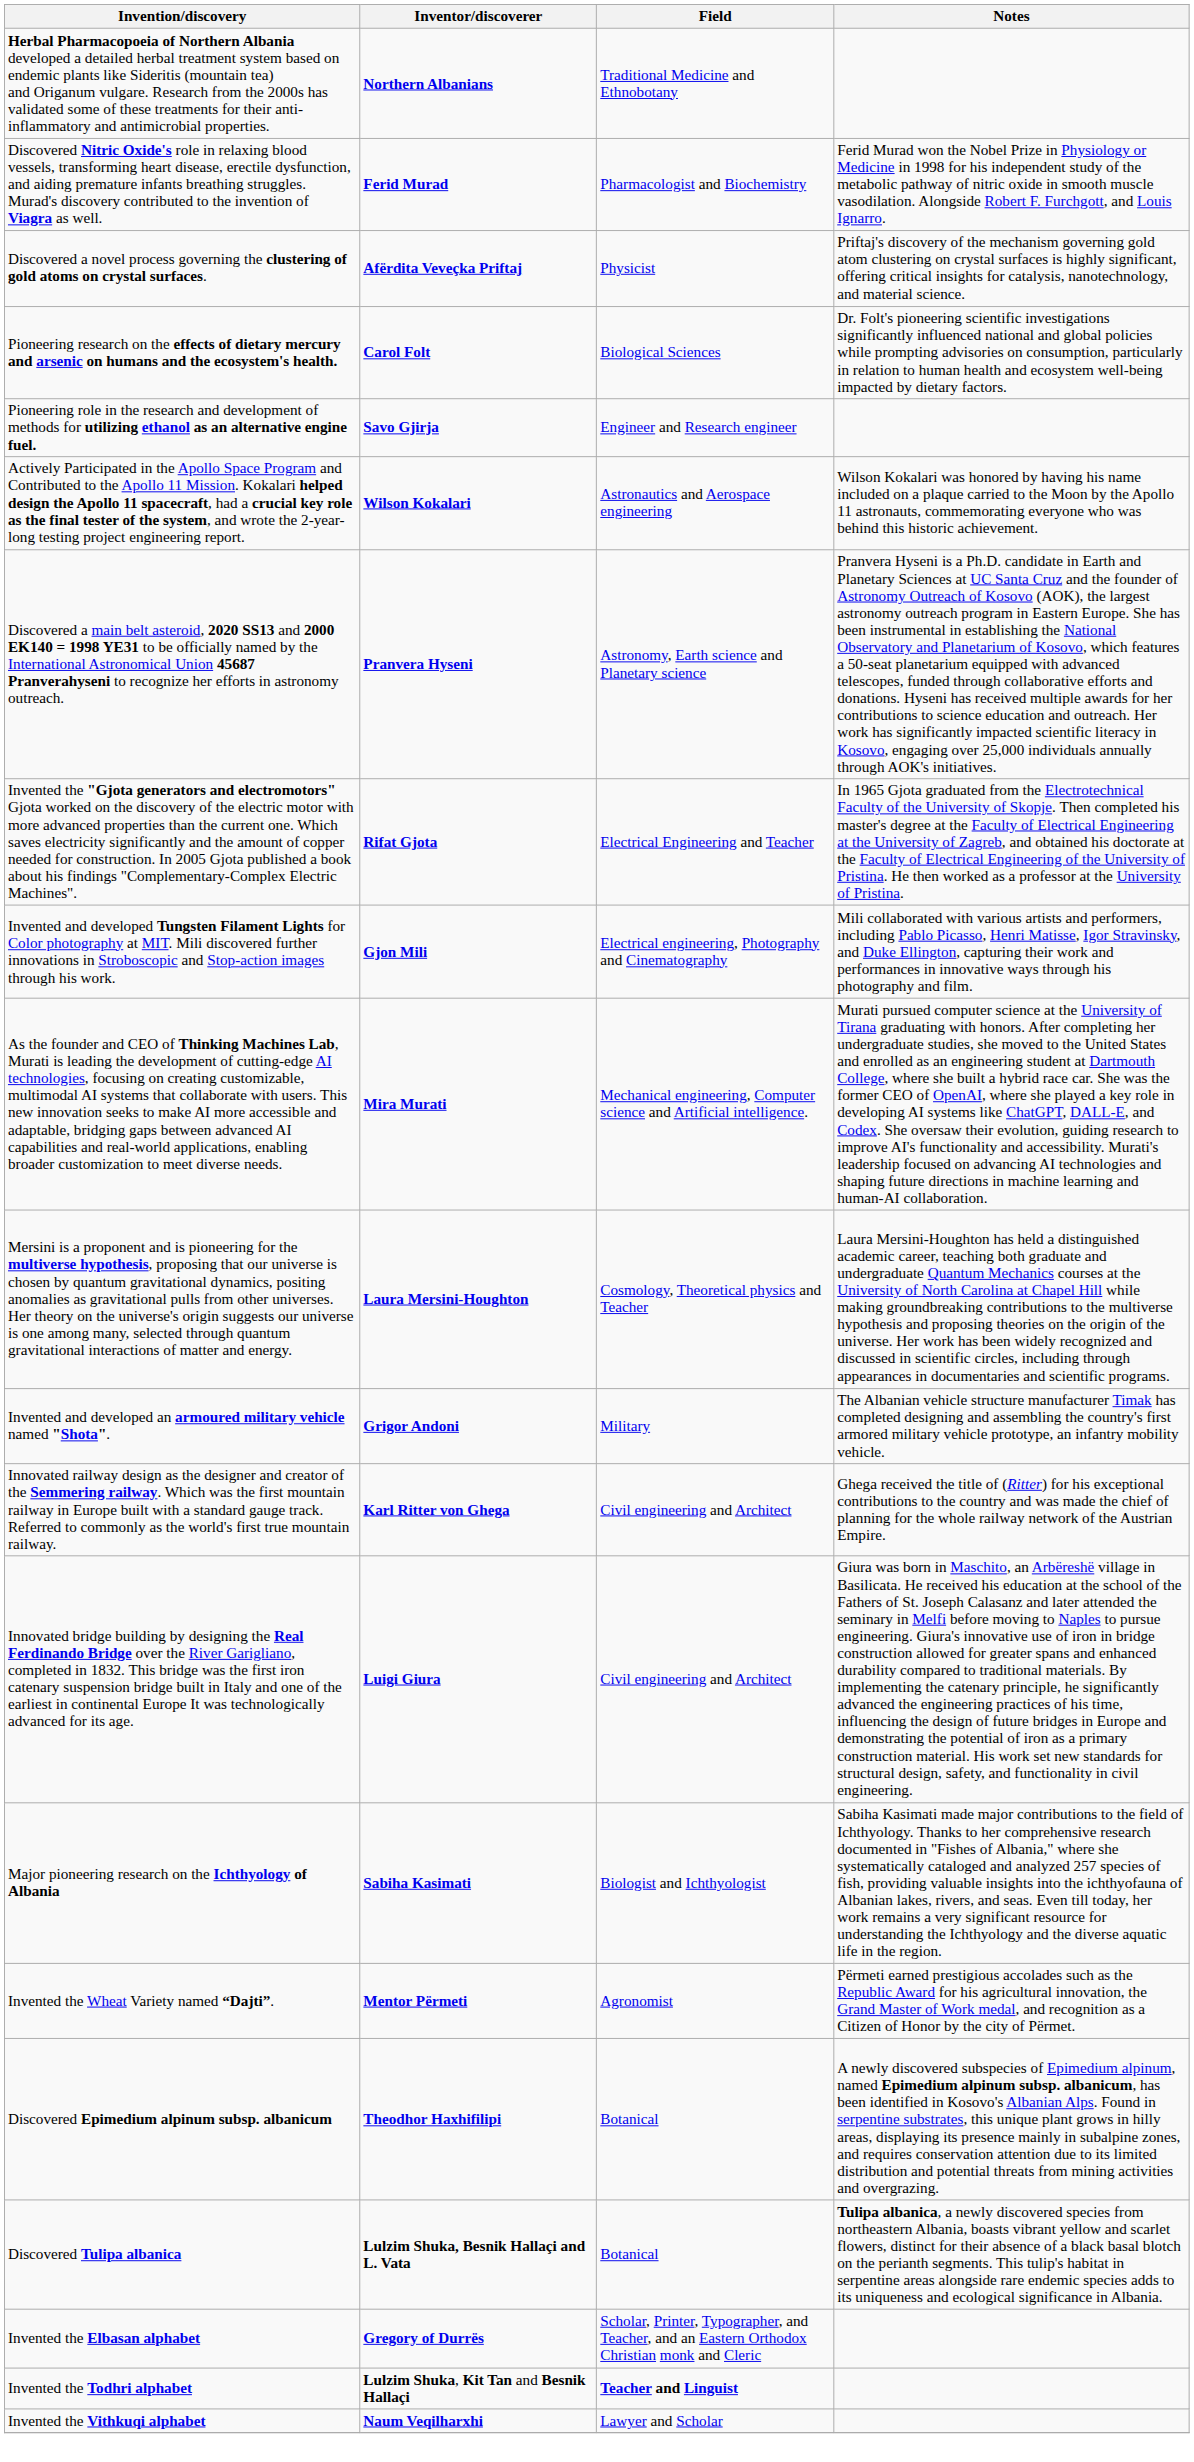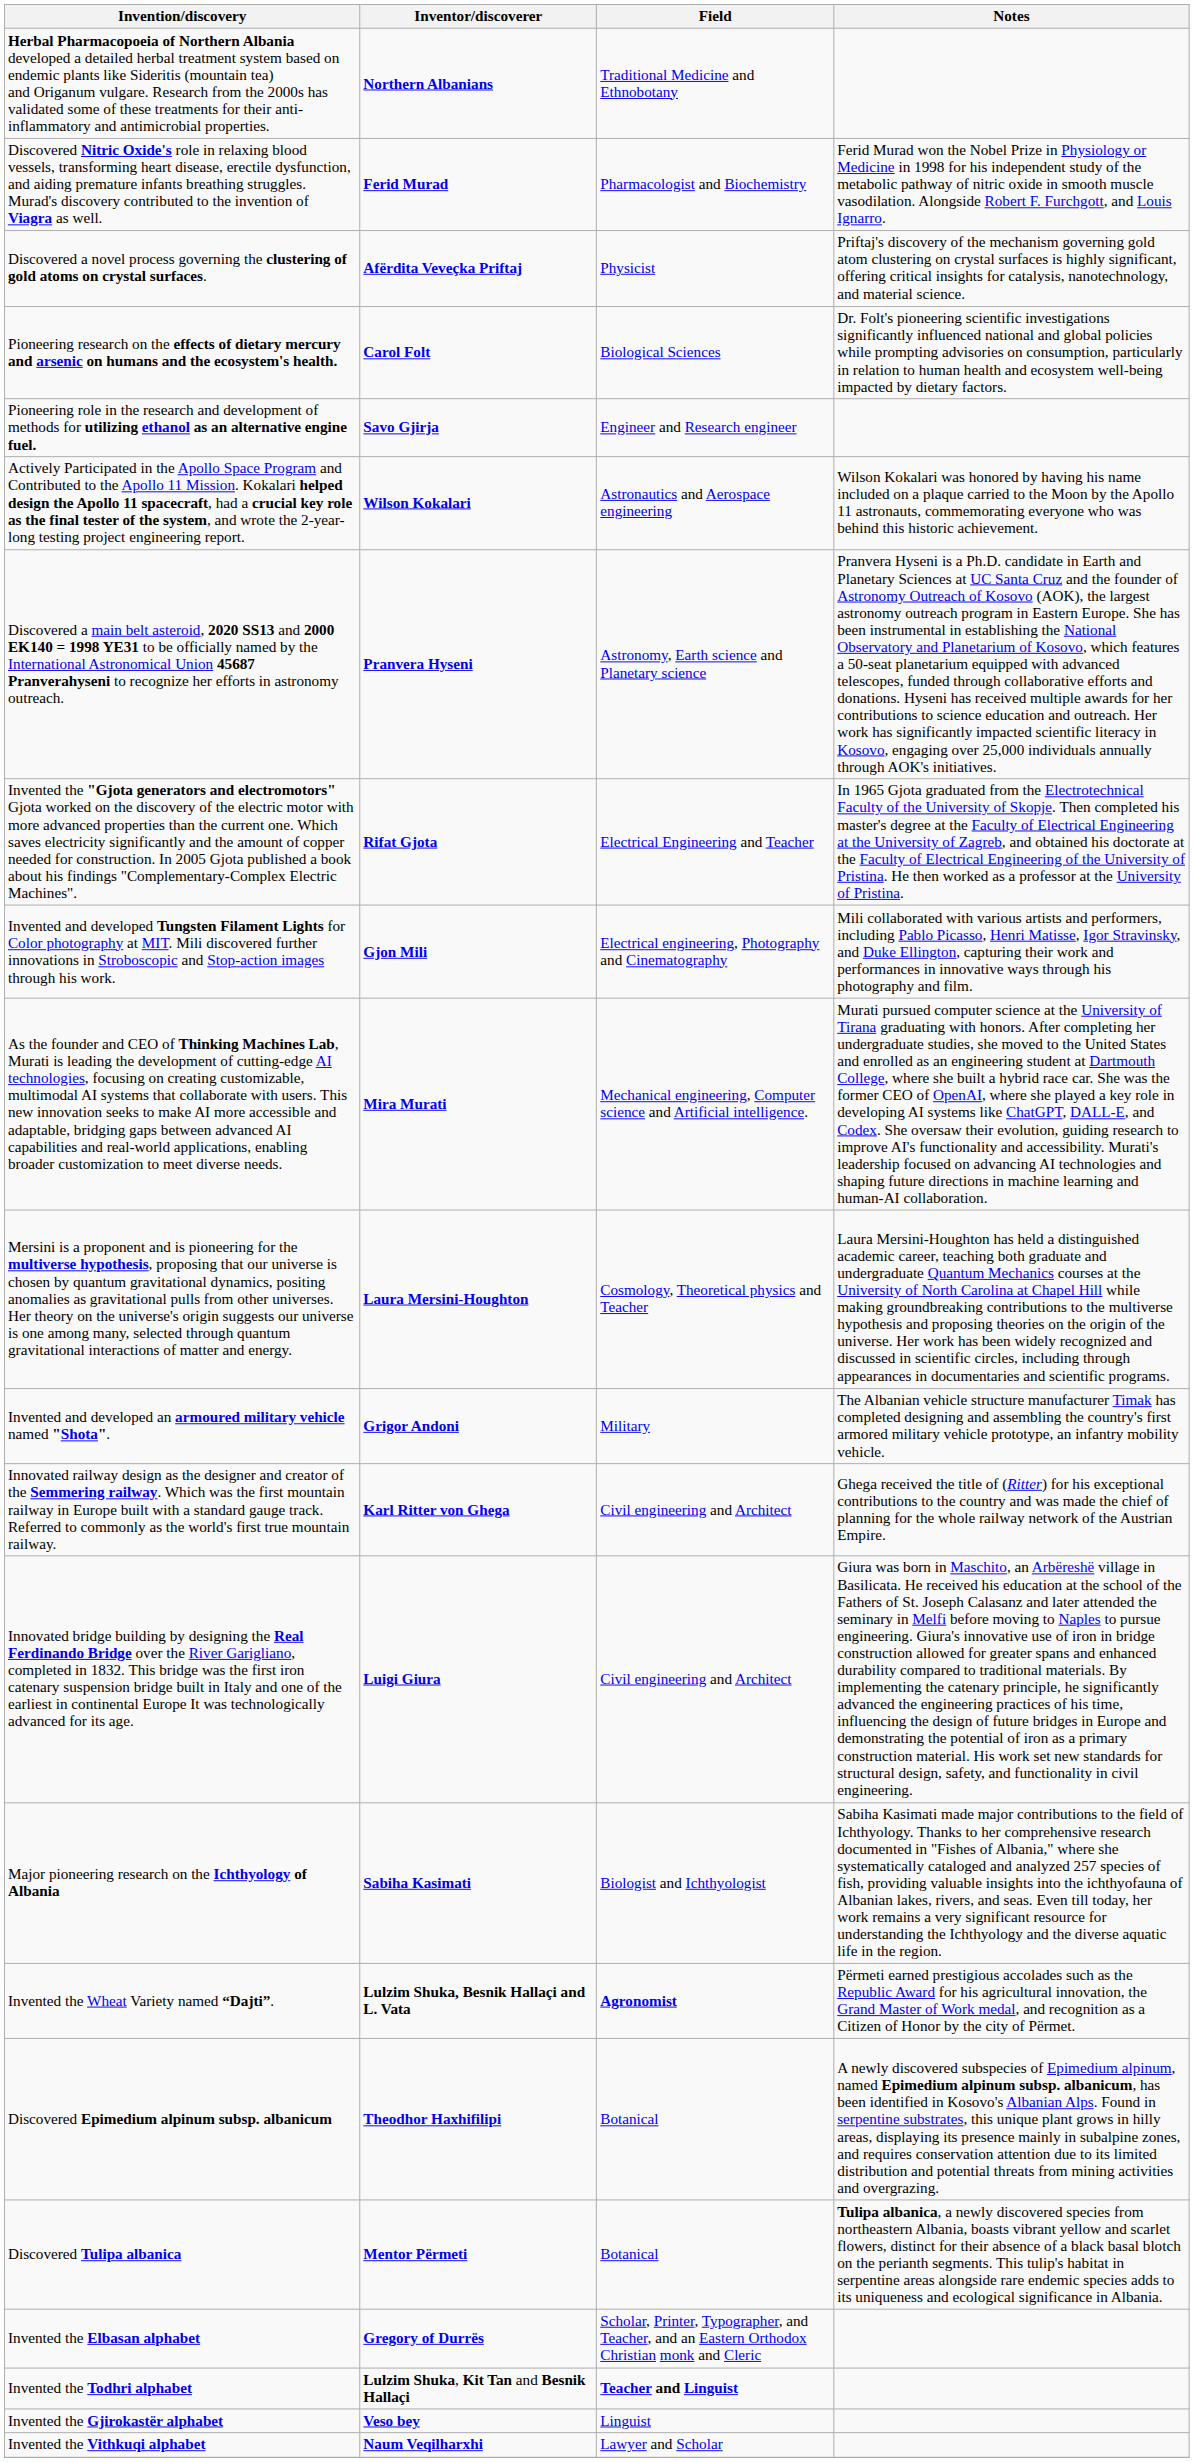(415, 2001) Mentor Përmeti -> (474, 2001) Lulzim Shuka, Besnik Hallaçi and L. Vata
(637, 2001) normal -> (639, 2001) bold
(474, 2254) Lulzim Shuka, Besnik Hallaçi and L. Vata -> (415, 2254) Mentor Përmeti
+ row: (116, 2420)
